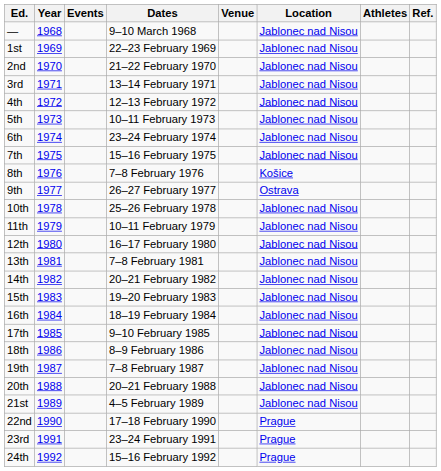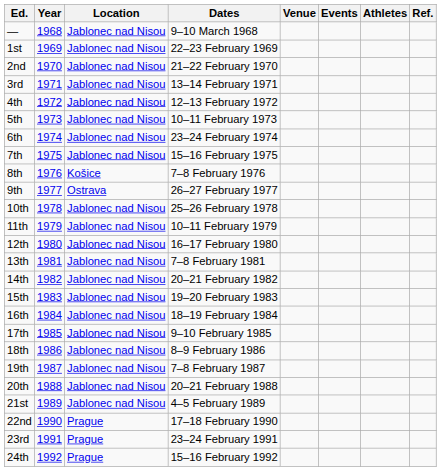columns swapped: (309, 13) <-> (85, 13)
